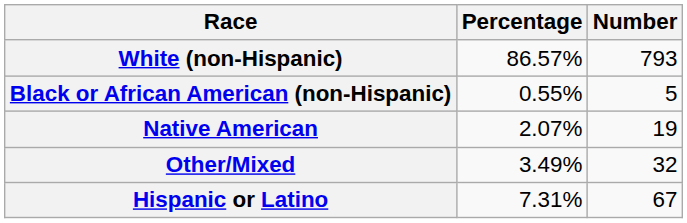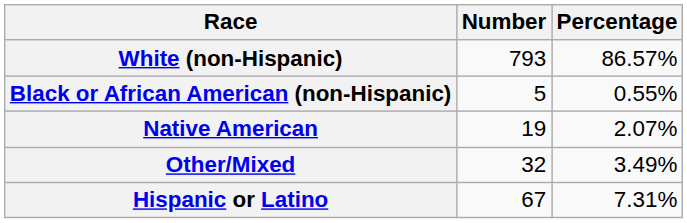columns swapped: (635, 22) <-> (522, 22)
